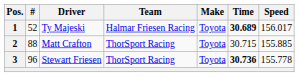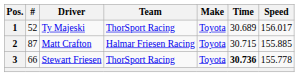(150, 28) Halmar Friesen Racing -> (140, 28) ThorSport Racing
(243, 28) bold -> (243, 28) normal
(33, 44) 88 -> (33, 44) 87
(140, 44) ThorSport Racing -> (150, 44) Halmar Friesen Racing
(33, 59) 96 -> (33, 59) 66
